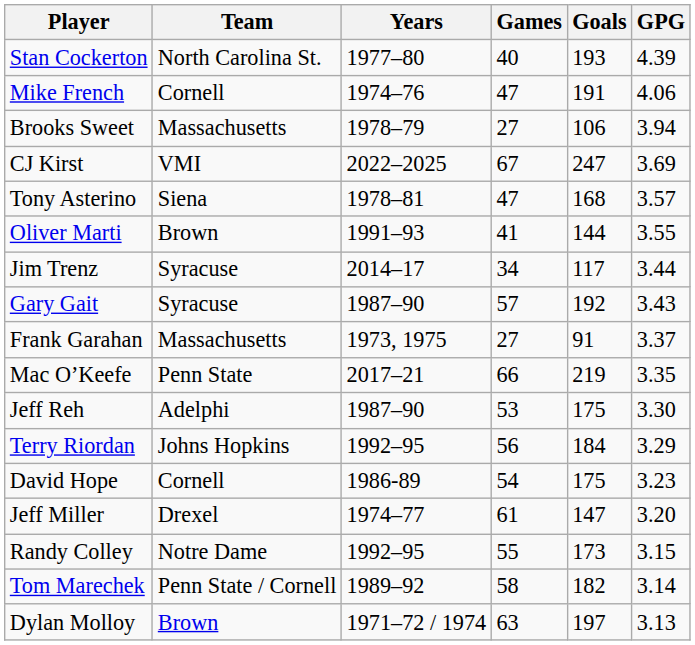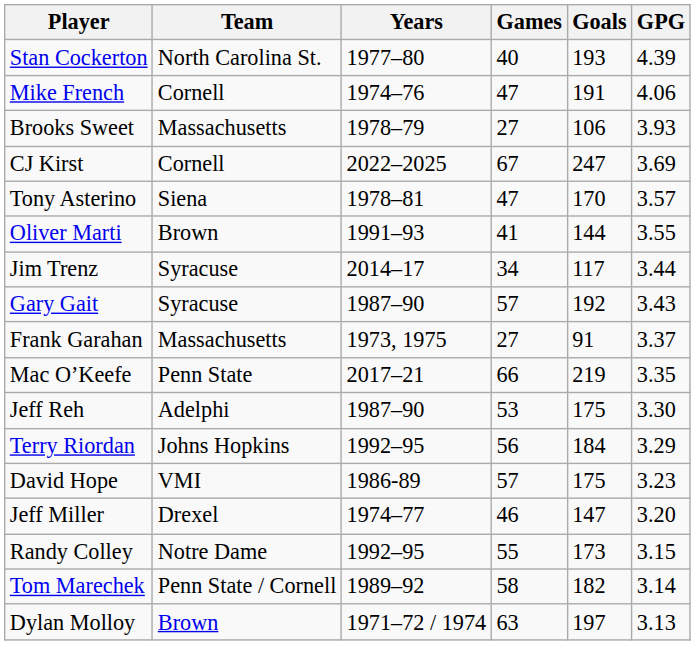(656, 127) 3.94 -> (656, 127) 3.93
(179, 163) VMI -> (191, 163) Cornell
(589, 198) 168 -> (589, 198) 170
(191, 480) Cornell -> (179, 480) VMI
(508, 480) 54 -> (508, 480) 57
(508, 515) 61 -> (508, 515) 46
